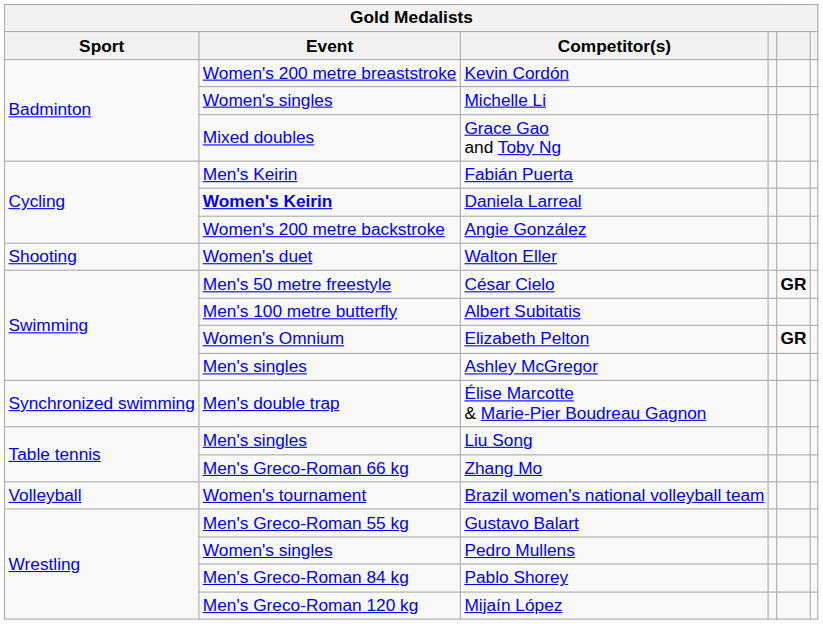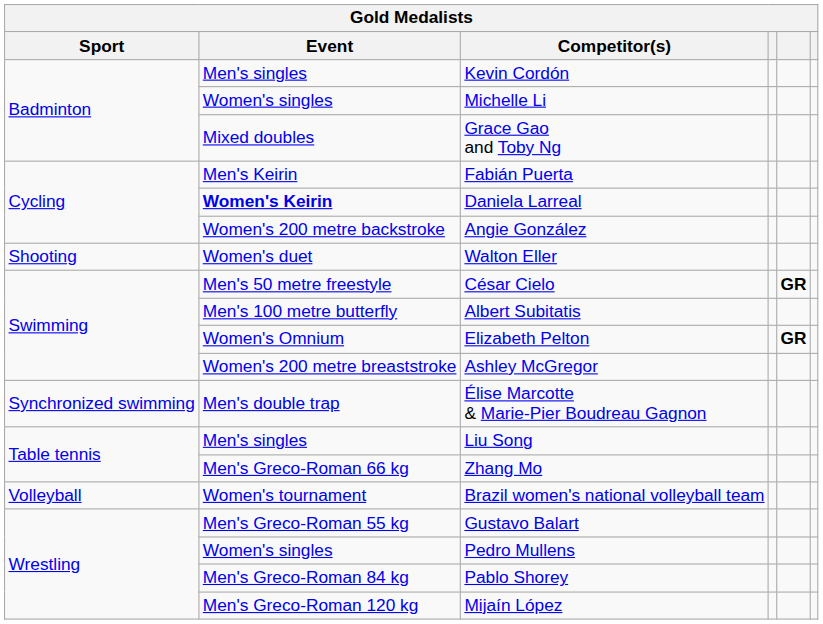(330, 73) Women's 200 metre breaststroke -> (255, 73) Men's singles
(255, 366) Men's singles -> (330, 366) Women's 200 metre breaststroke
